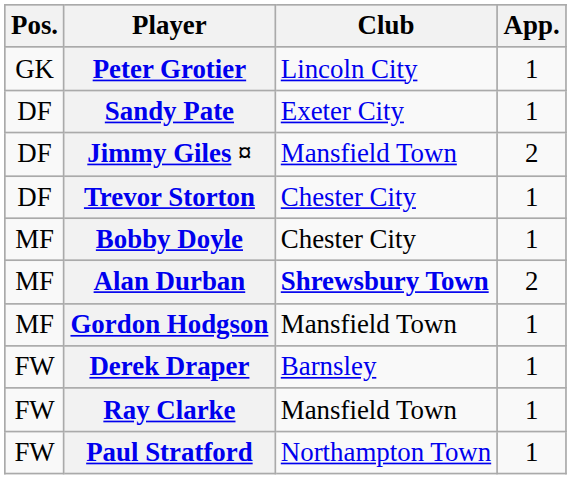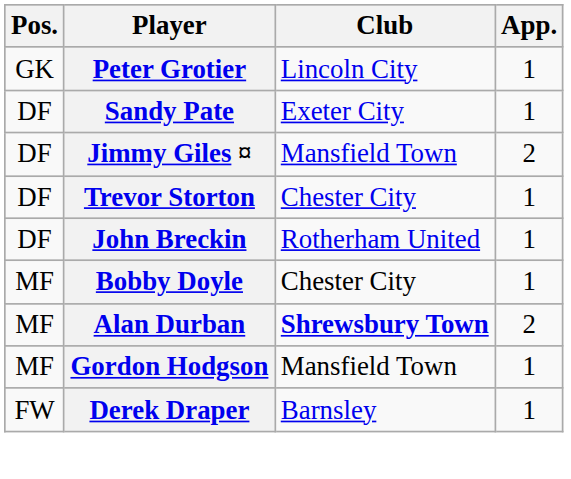+ row: (169, 238)
- row: (169, 409)
- row: (169, 452)
